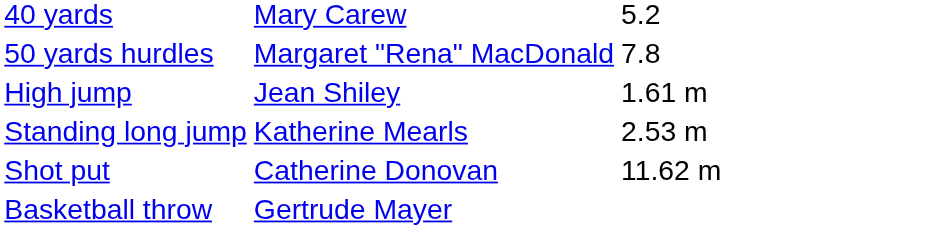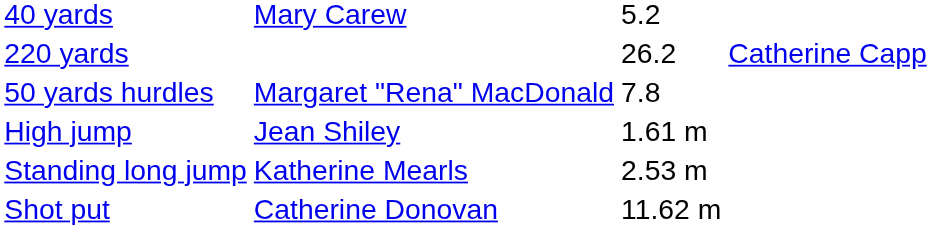+ row: (66, 53)
- row: (108, 209)
